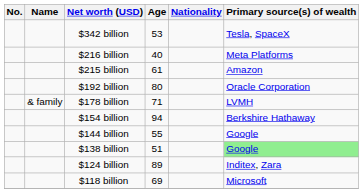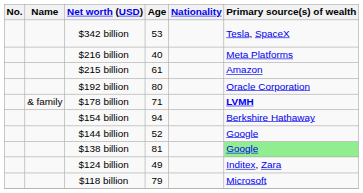(240, 102) normal -> (240, 102) bold
(157, 133) 55 -> (157, 133) 52
(157, 149) 51 -> (157, 149) 81
(157, 165) 89 -> (157, 165) 49
(157, 180) 69 -> (157, 180) 79
